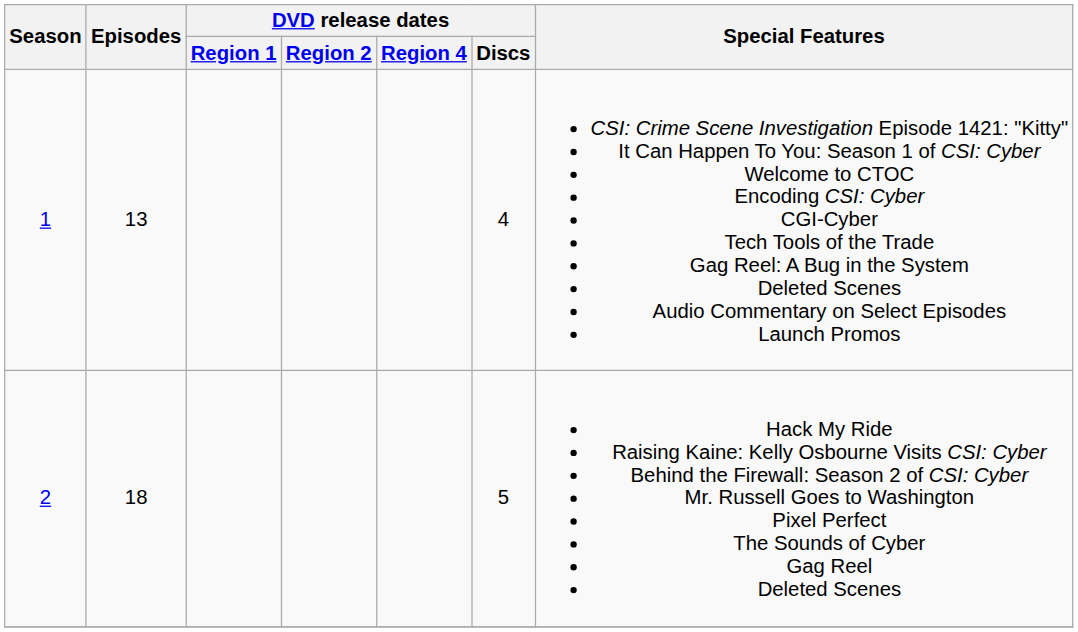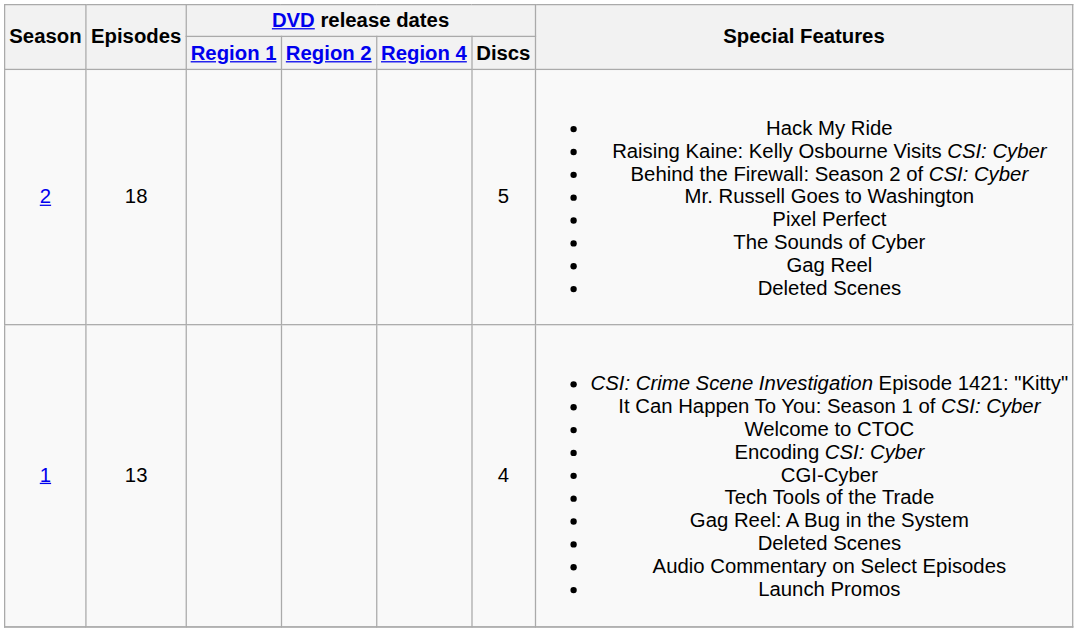rows swapped: (45, 219) <-> (45, 498)
